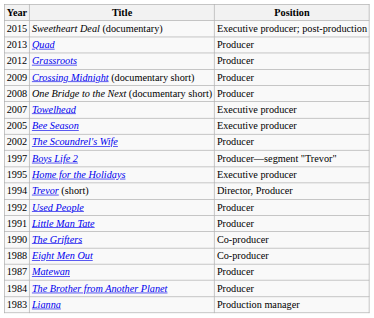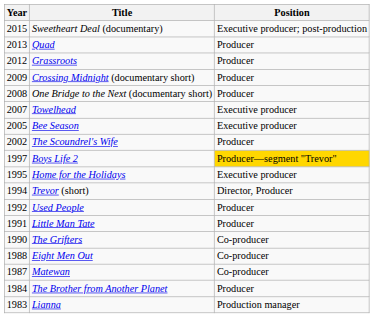(277, 158) no background -> (277, 158) gold background
(235, 272) Producer -> (243, 272) Co-producer
